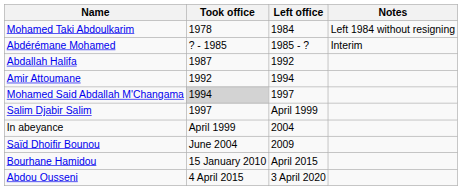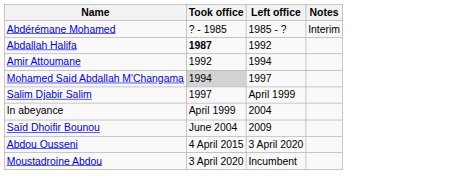- row: (71, 29)
(200, 62) normal -> (200, 45) bold
- row: (52, 161)
+ row: (54, 161)
